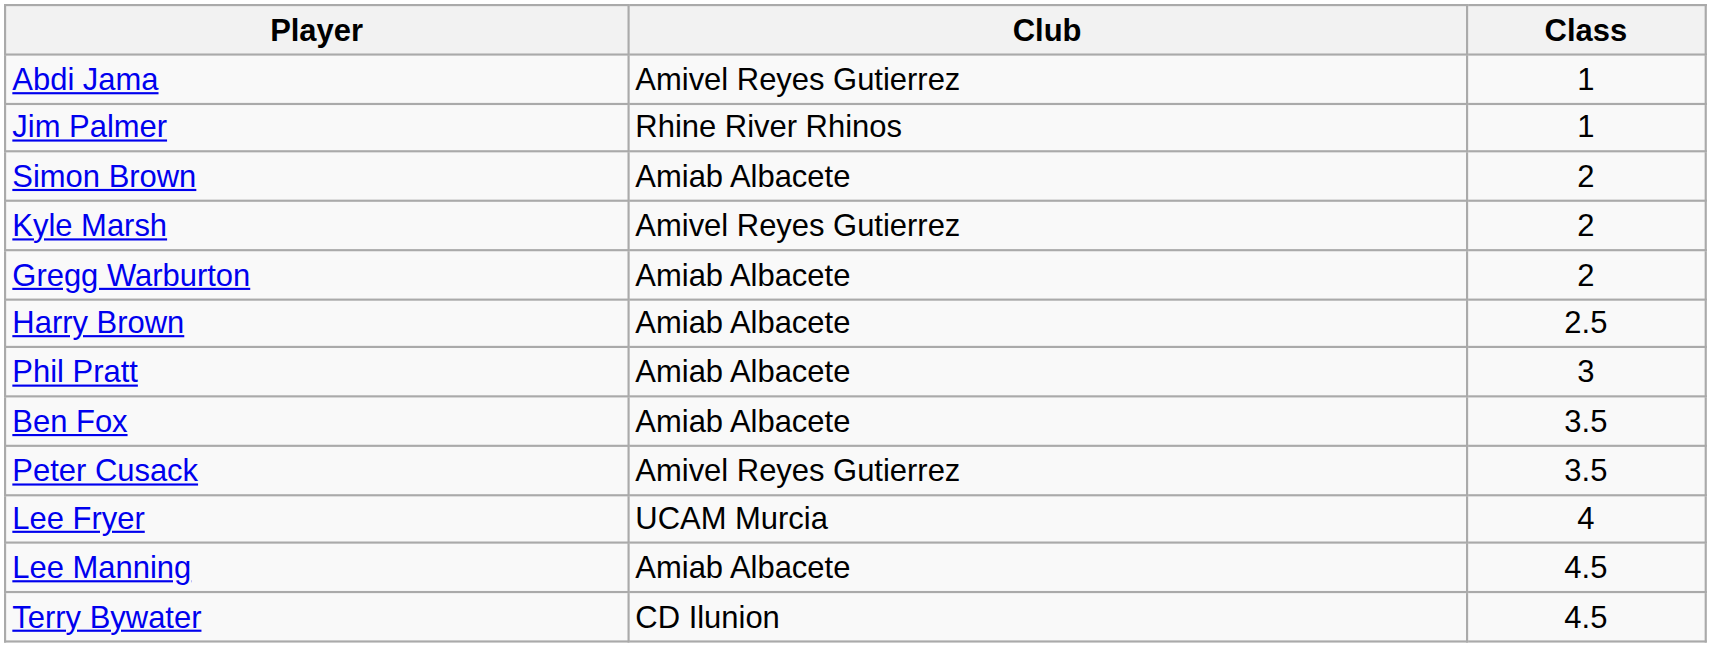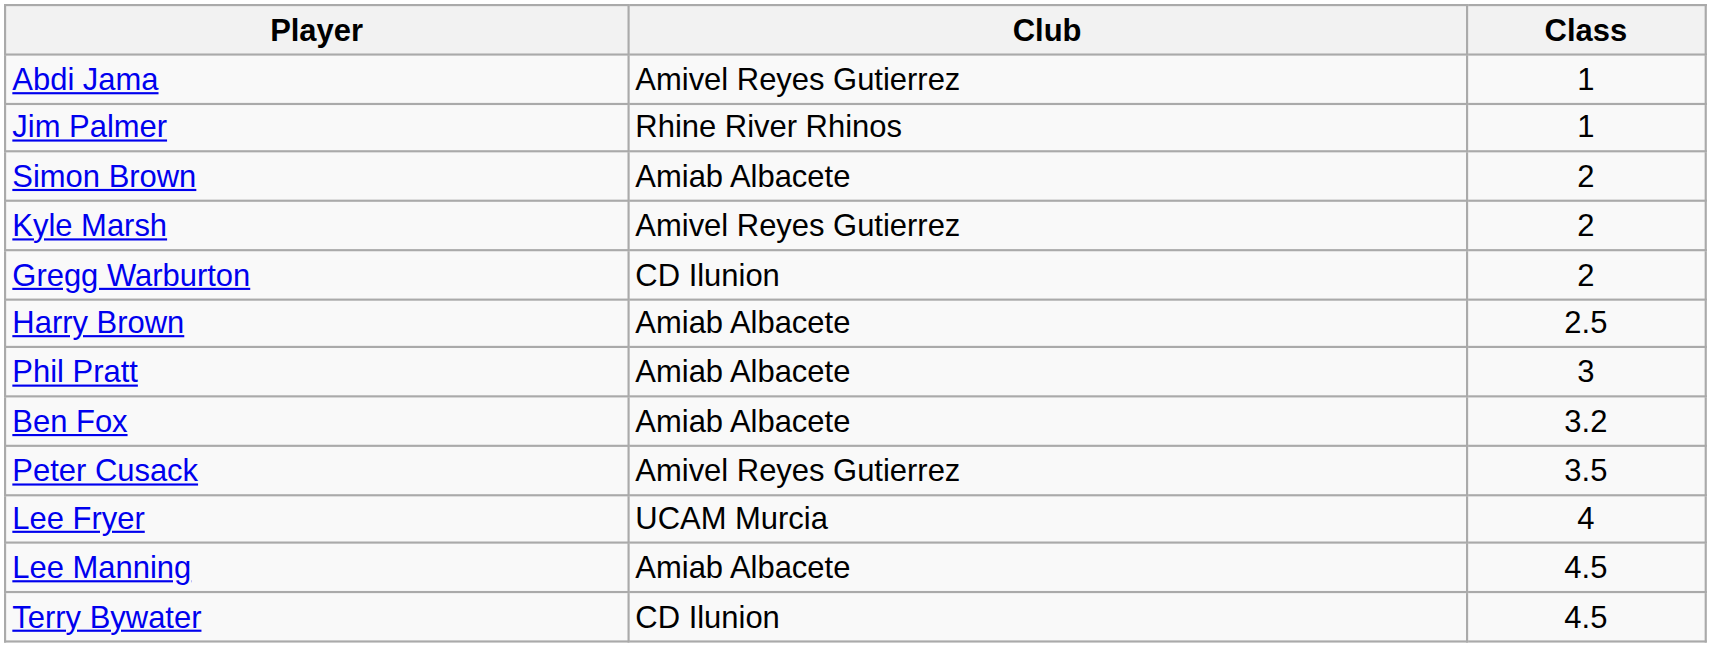(743, 274) Amiab Albacete -> (708, 274) CD Ilunion
(1586, 421) 3.5 -> (1586, 421) 3.2
